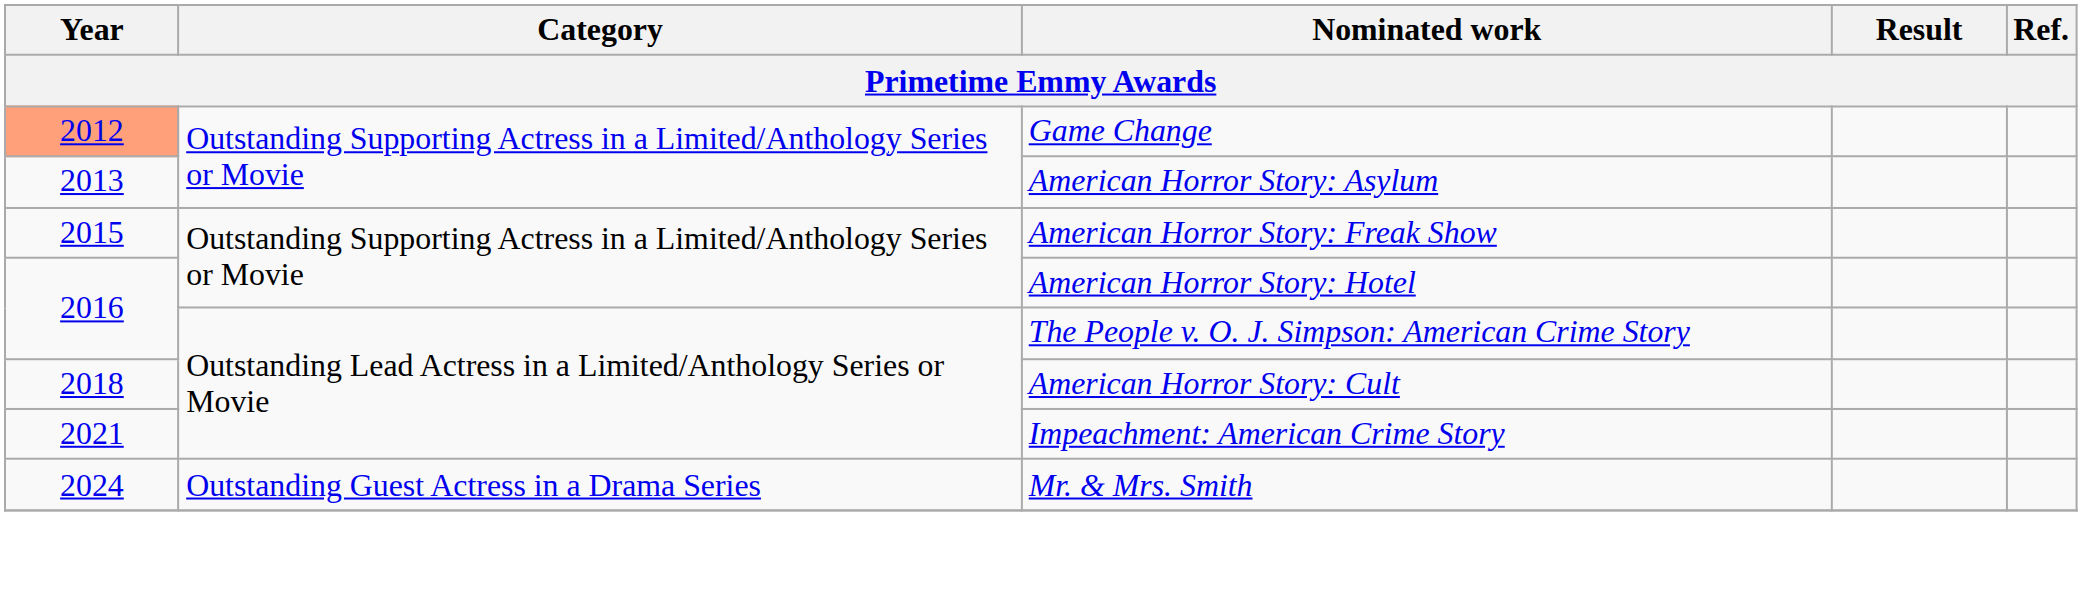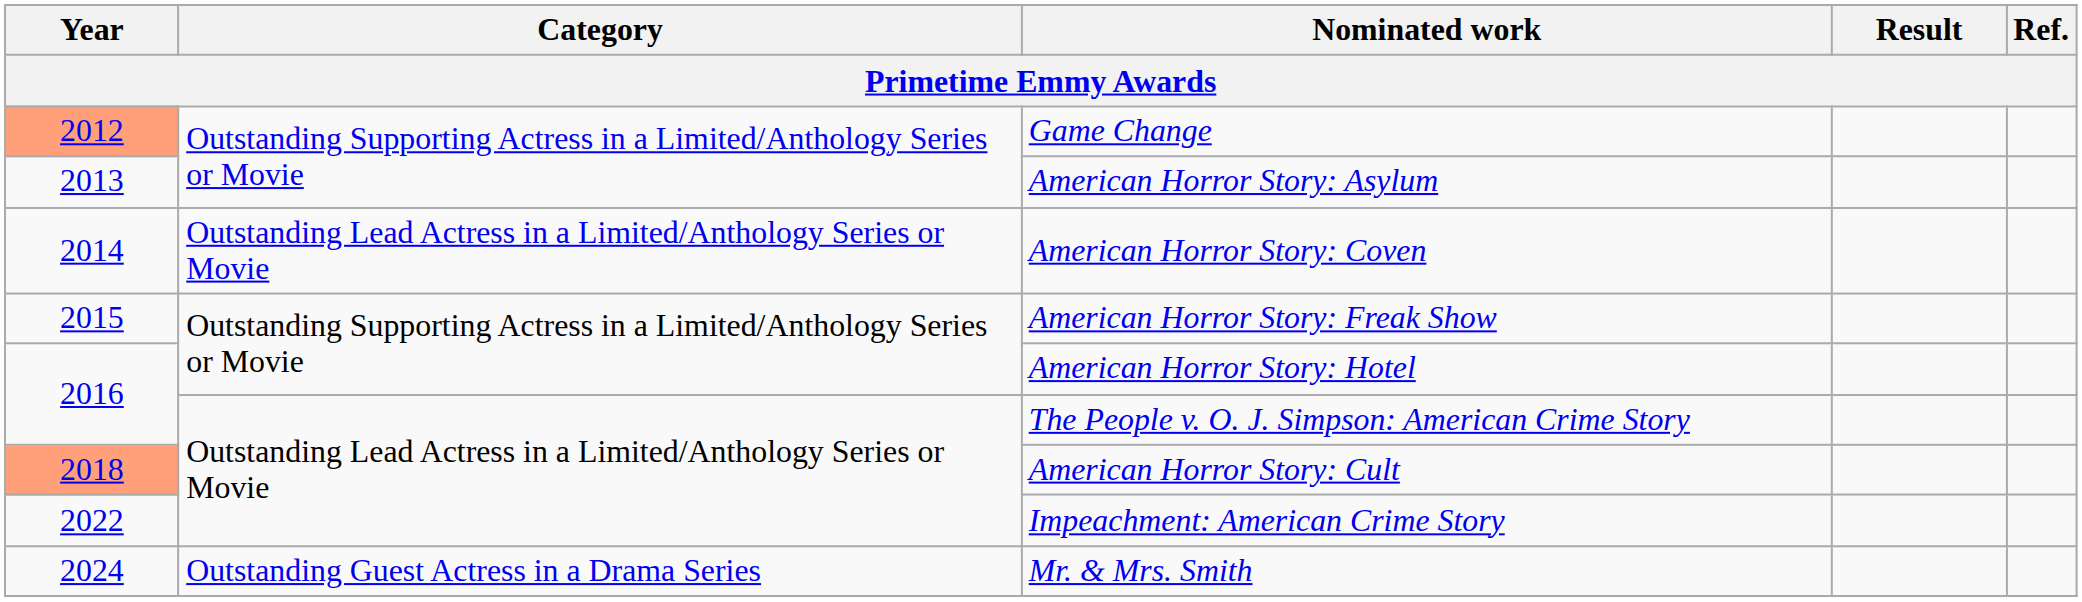+ row: (1228, 249)
(92, 383) no background -> (92, 469) lightsalmon background
(92, 433) 2021 -> (92, 520) 2022
